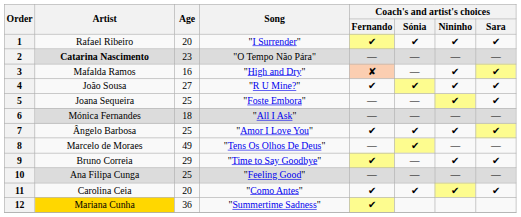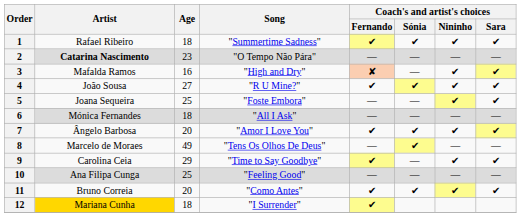(187, 41) 20 -> (187, 41) 18
(275, 41) "I Surrender" -> (275, 41) "Summertime Sadness"
(187, 131) 25 -> (187, 131) 20
(105, 160) Bruno Correia -> (105, 160) Carolina Ceia
(105, 190) Carolina Ceia -> (105, 190) Bruno Correia
(187, 205) 36 -> (187, 205) 18
(275, 205) "Summertime Sadness" -> (275, 205) "I Surrender"
